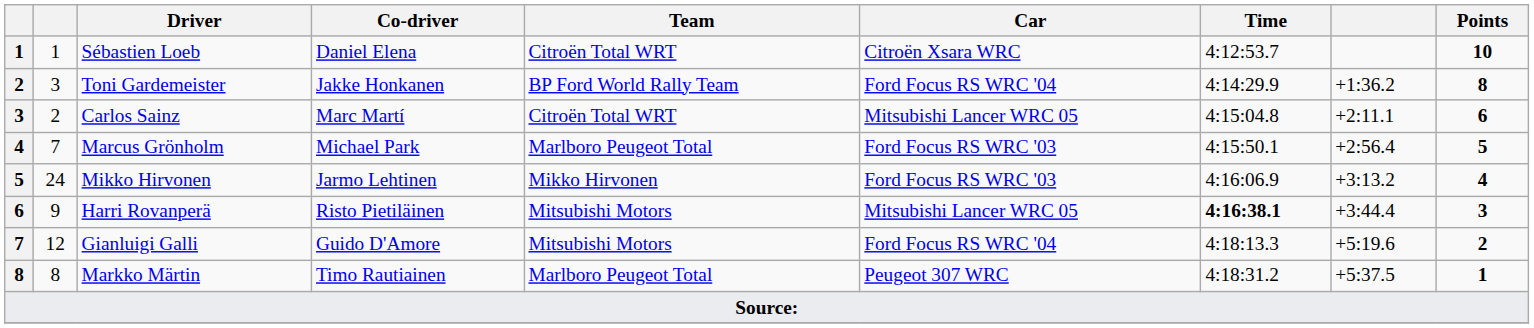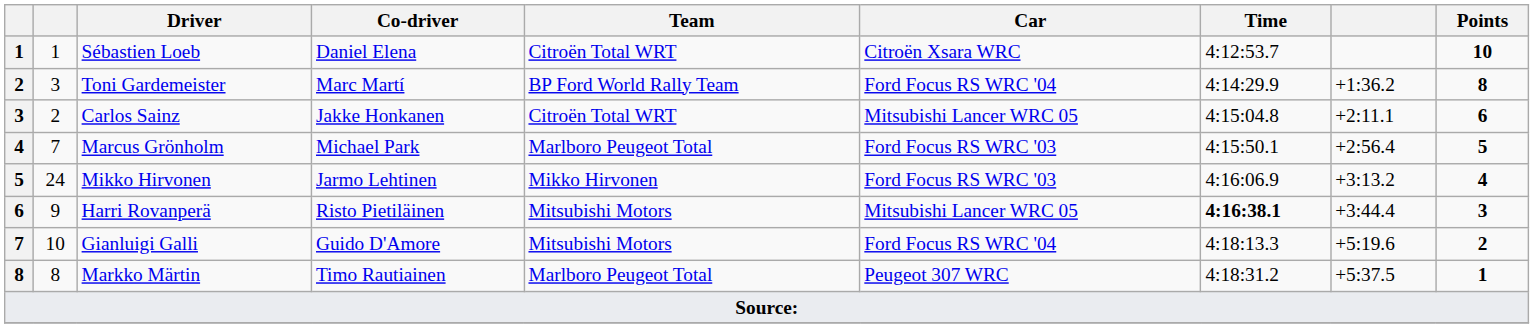(380, 83) Jakke Honkanen -> (360, 83) Marc Martí
(360, 115) Marc Martí -> (380, 115) Jakke Honkanen
(55, 243) 12 -> (55, 243) 10
